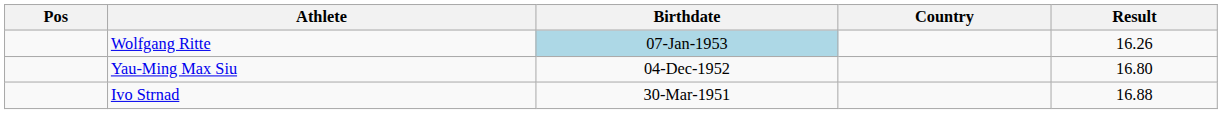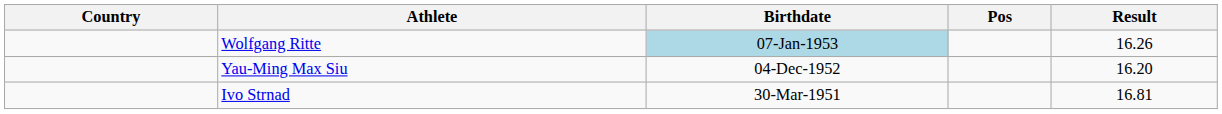columns swapped: (56, 17) <-> (945, 17)
(1134, 69) 16.80 -> (1134, 69) 16.20
(1134, 95) 16.88 -> (1134, 95) 16.81
